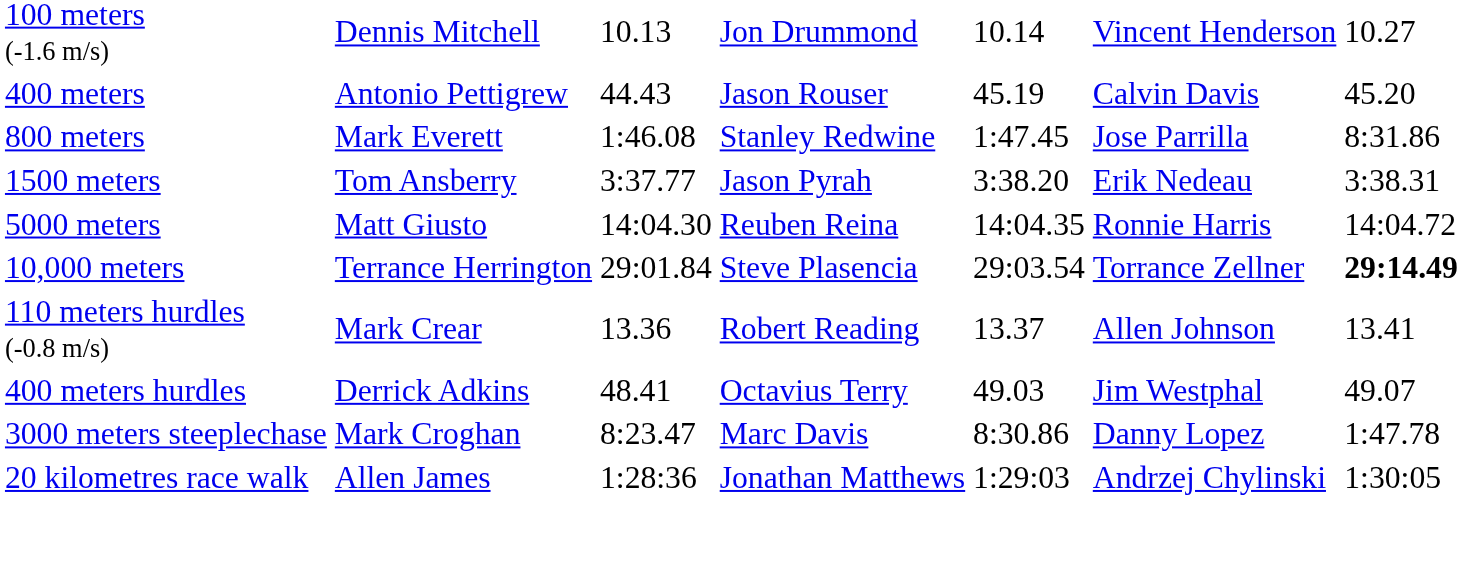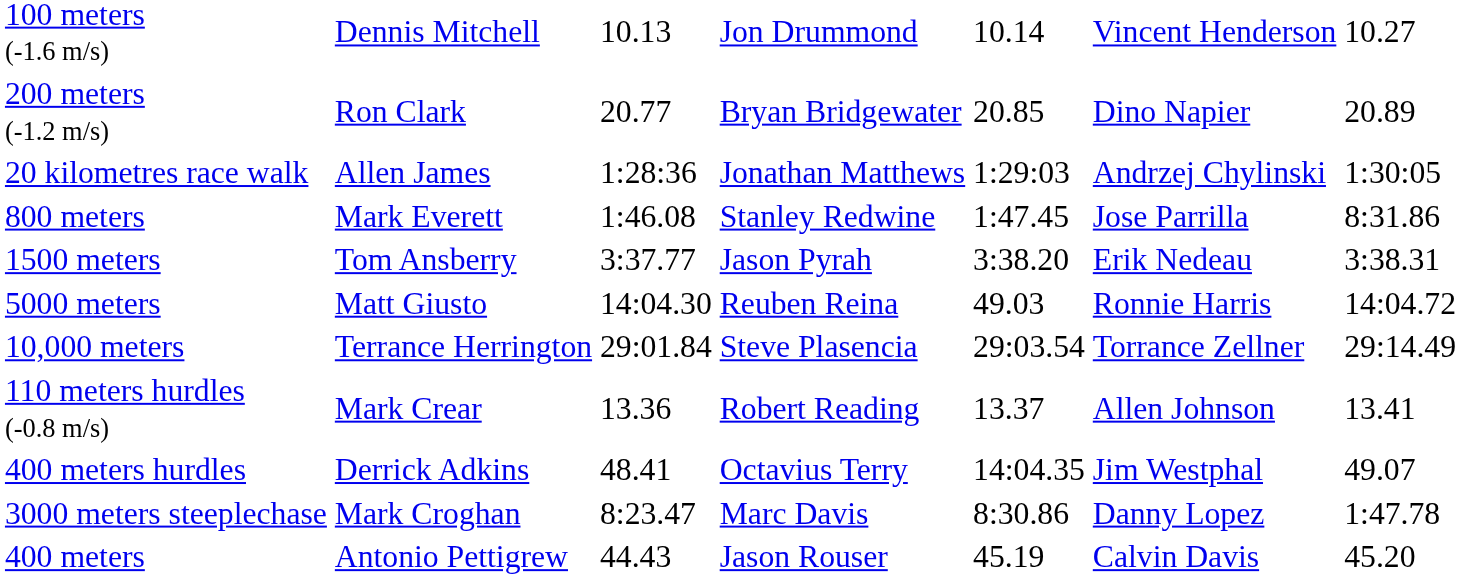+ row: (75, 111)
rows swapped: (75, 93) <-> (157, 477)
(1029, 224) 14:04.35 -> (1009, 303) 49.03
(1401, 267) bold -> (1400, 346) normal
(1009, 390) 49.03 -> (1029, 469) 14:04.35
